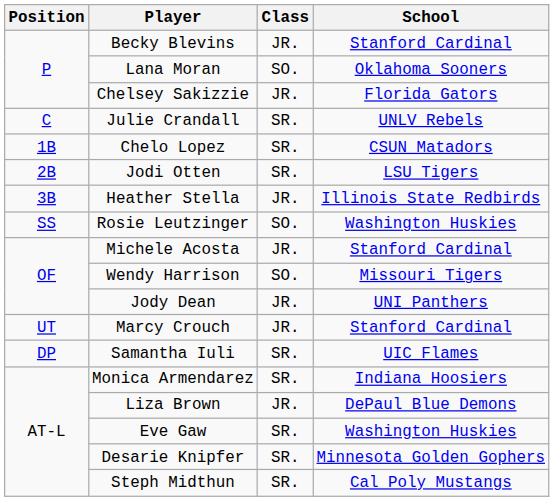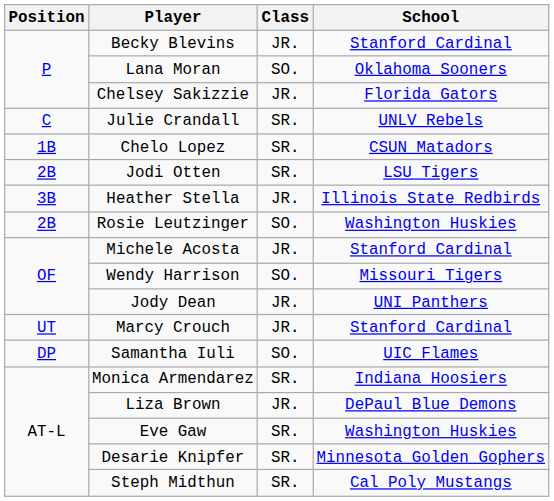(46, 224) SS -> (46, 224) 2B
(285, 354) SR. -> (285, 354) SO.
